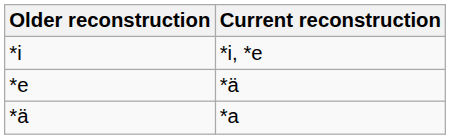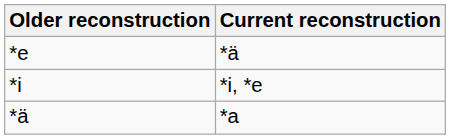rows swapped: (16, 52) <-> (19, 85)
